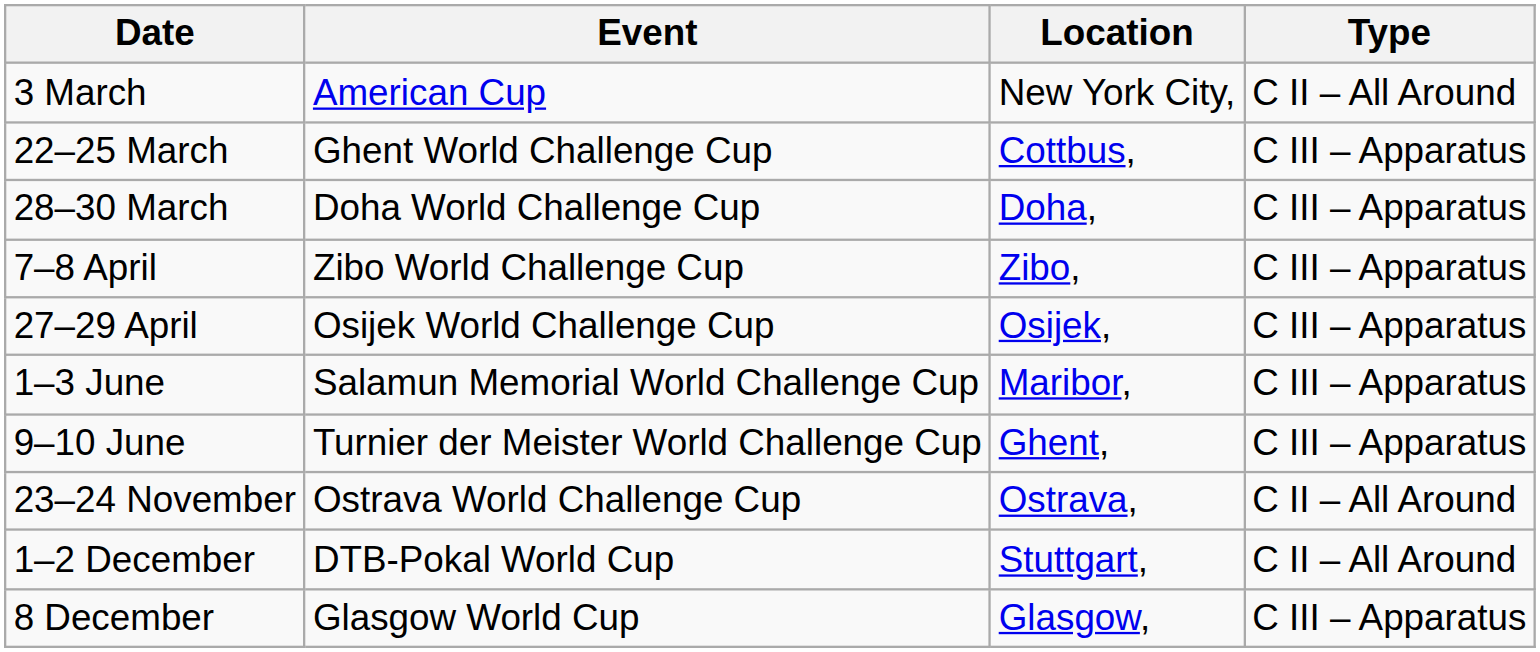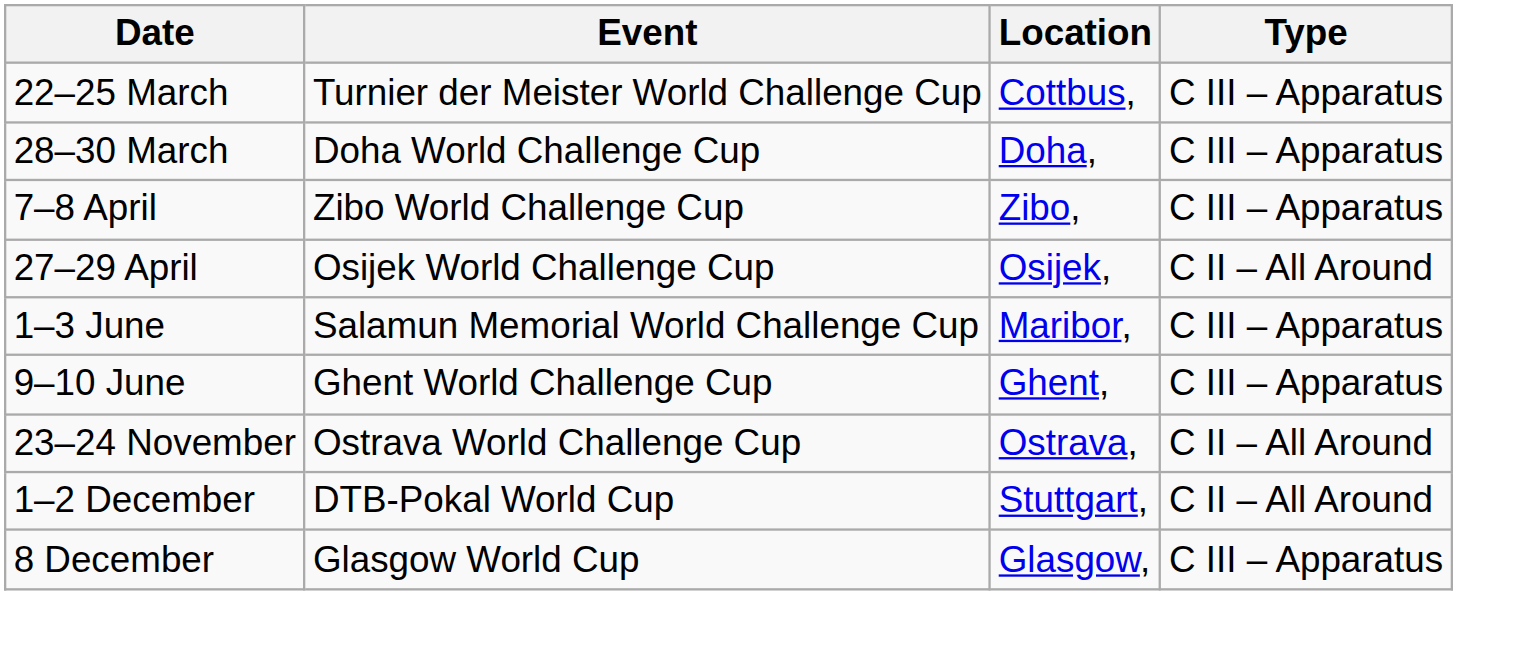- row: (80, 92)
(543, 150) Ghent World Challenge Cup -> (647, 92) Turnier der Meister World Challenge Cup
(1389, 325) C III – Apparatus -> (1301, 267) C II – All Around
(647, 442) Turnier der Meister World Challenge Cup -> (543, 383) Ghent World Challenge Cup
